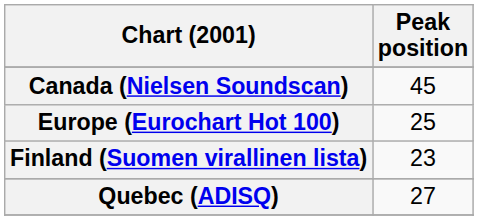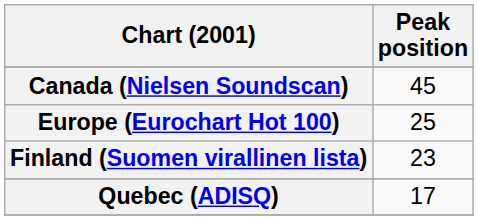(423, 196) 27 -> (423, 196) 17
